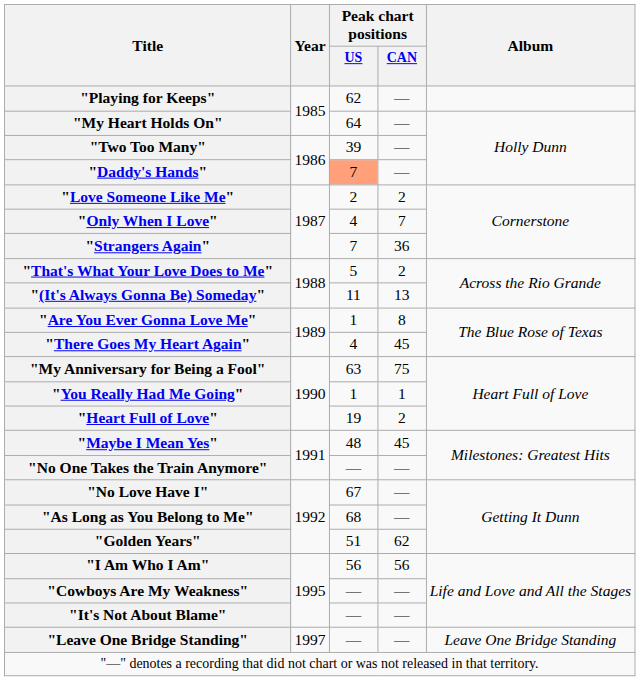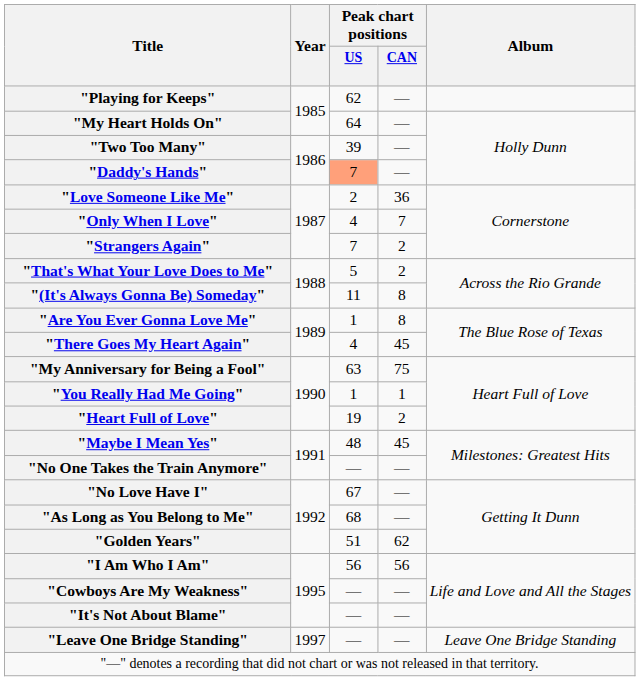(402, 196) 2 -> (402, 196) 36
(402, 246) 36 -> (402, 246) 2
(402, 295) 13 -> (402, 295) 8
